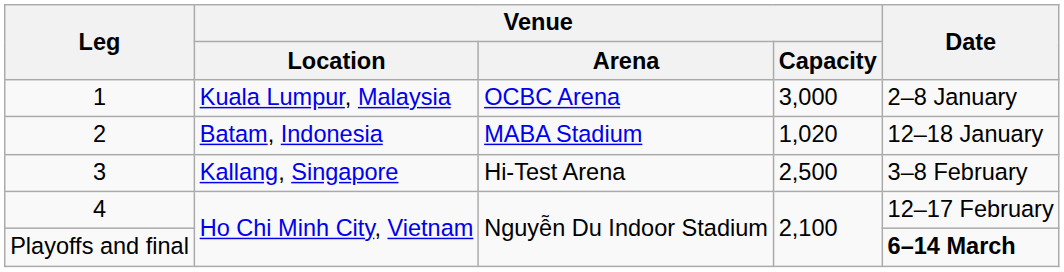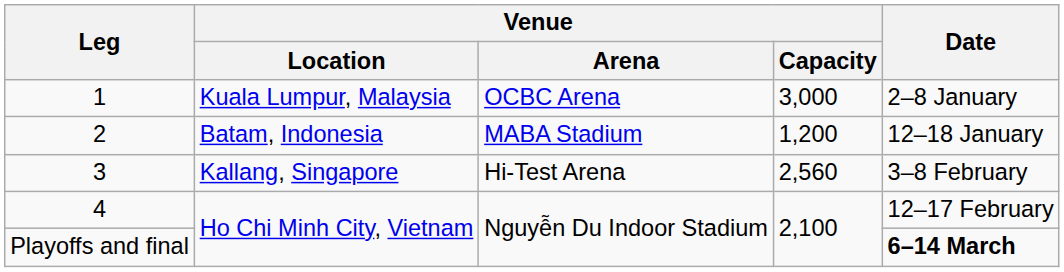(808, 135) 1,020 -> (808, 135) 1,200
(808, 172) 2,500 -> (808, 172) 2,560
